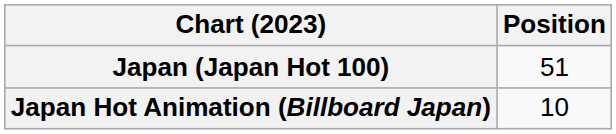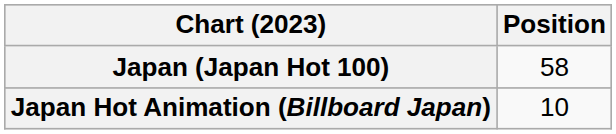(554, 66) 51 -> (554, 66) 58
